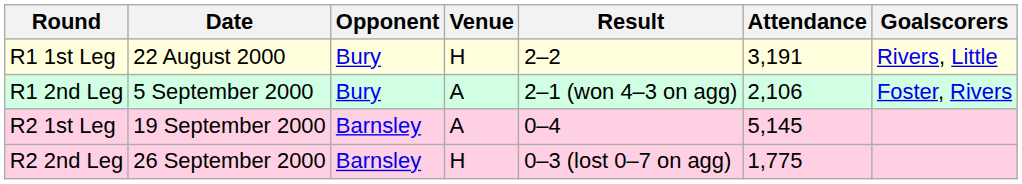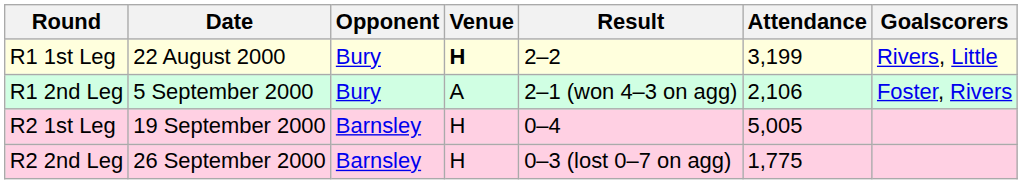(457, 56) normal -> (457, 56) bold
(775, 56) 3,191 -> (775, 56) 3,199
(457, 126) A -> (457, 126) H
(775, 126) 5,145 -> (775, 126) 5,005
